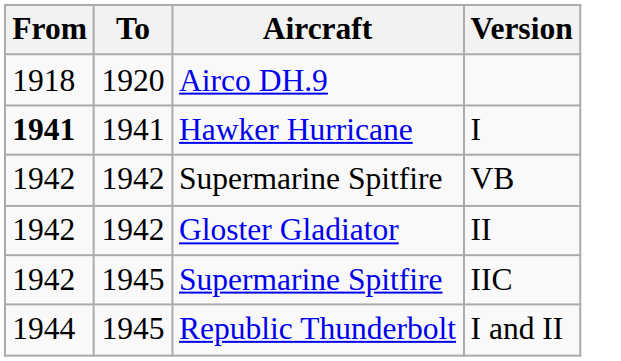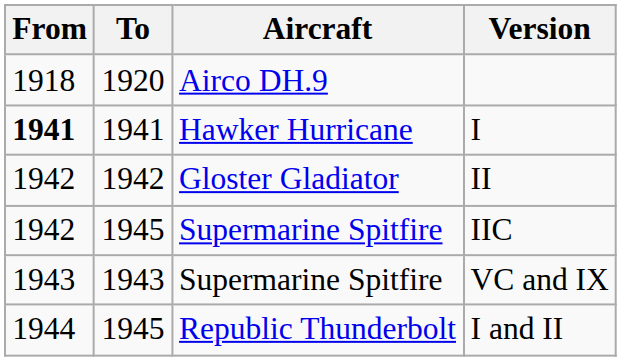- row: (492, 179)
+ row: (540, 279)
